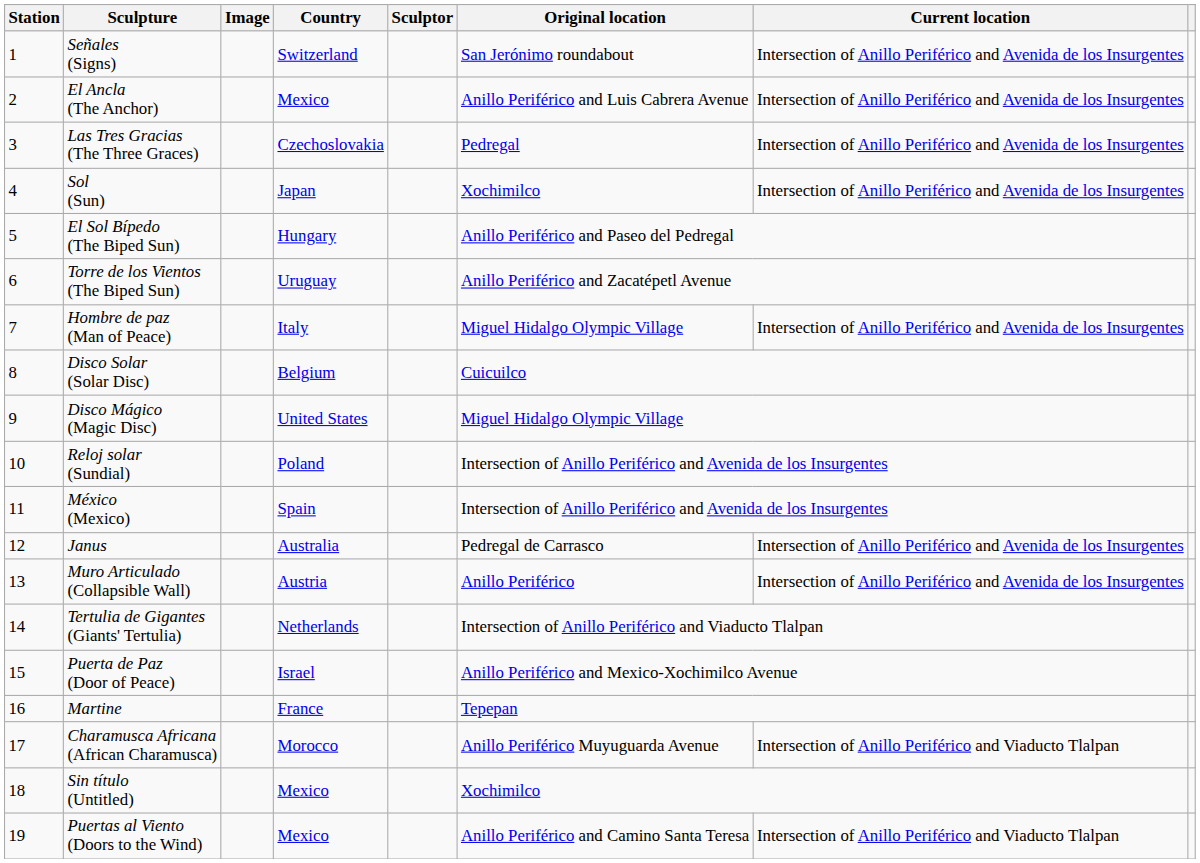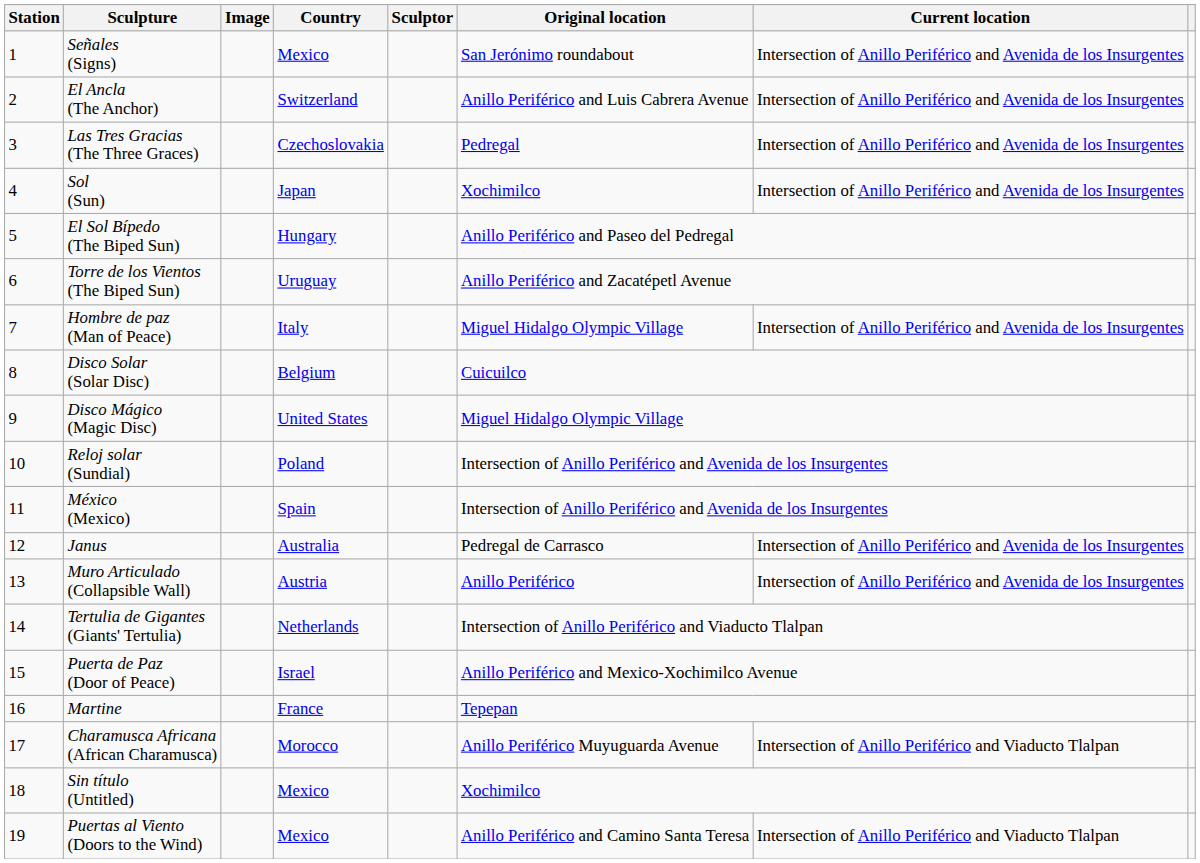(318, 53) Switzerland -> (303, 53) Mexico
(303, 99) Mexico -> (318, 99) Switzerland
